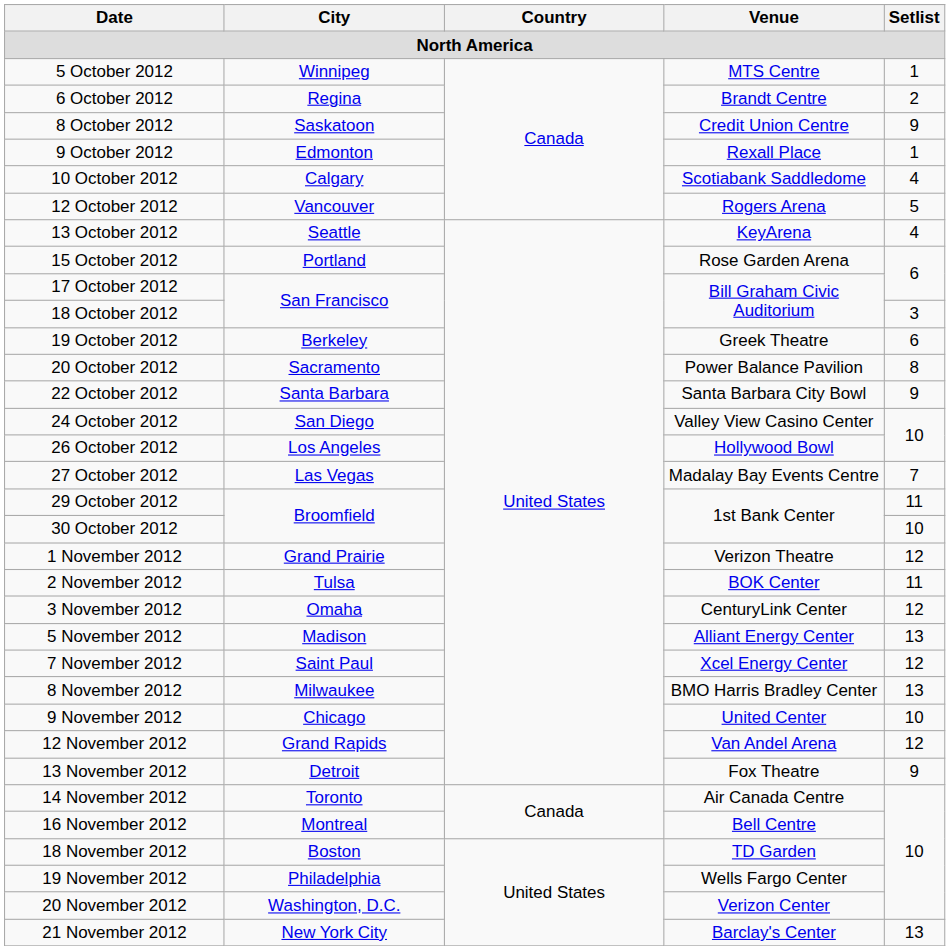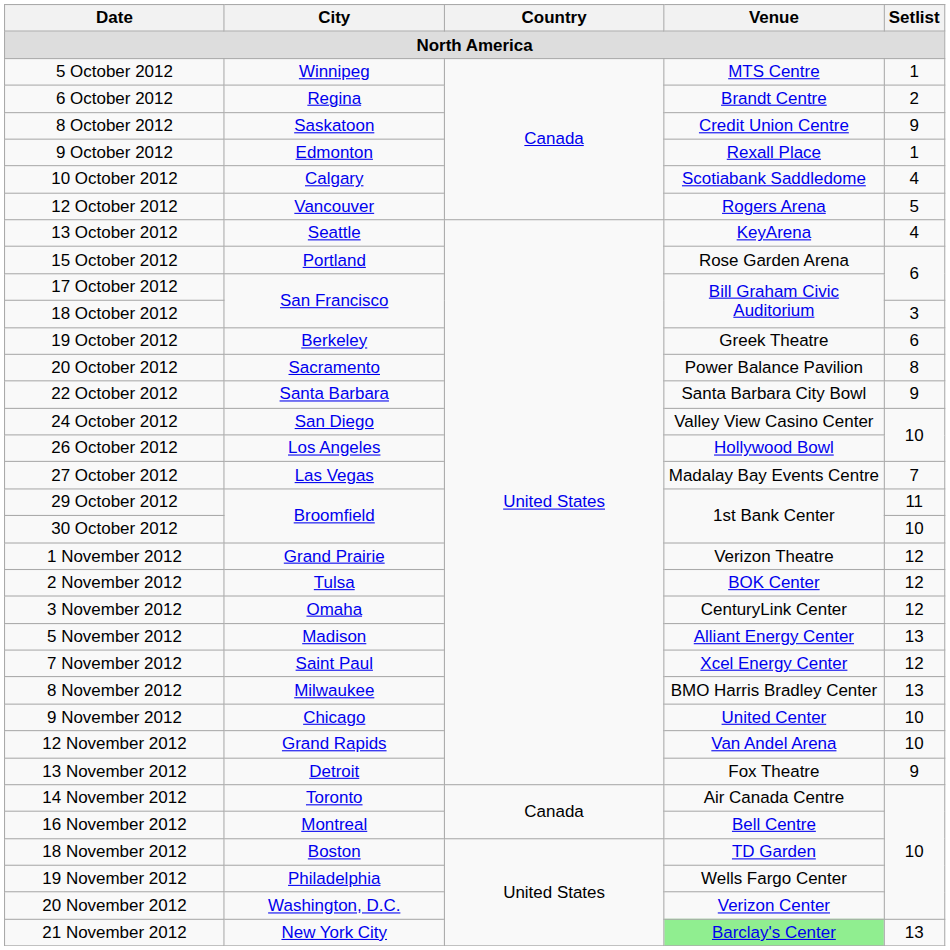(914, 582) 11 -> (914, 582) 12
(914, 744) 12 -> (914, 744) 10
(774, 932) no background -> (774, 932) lightgreen background
